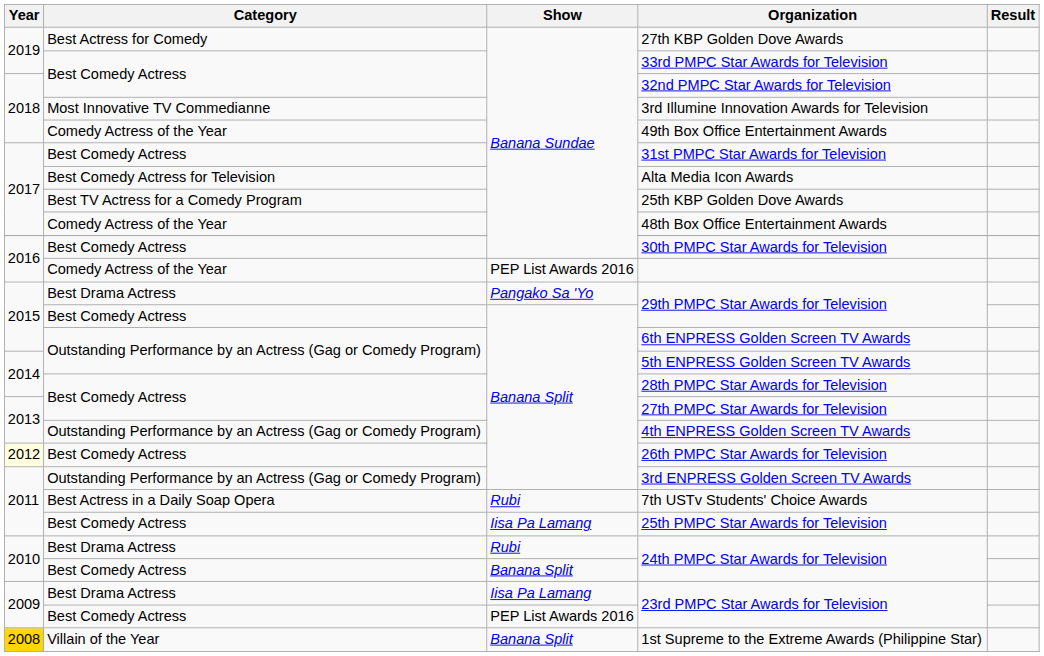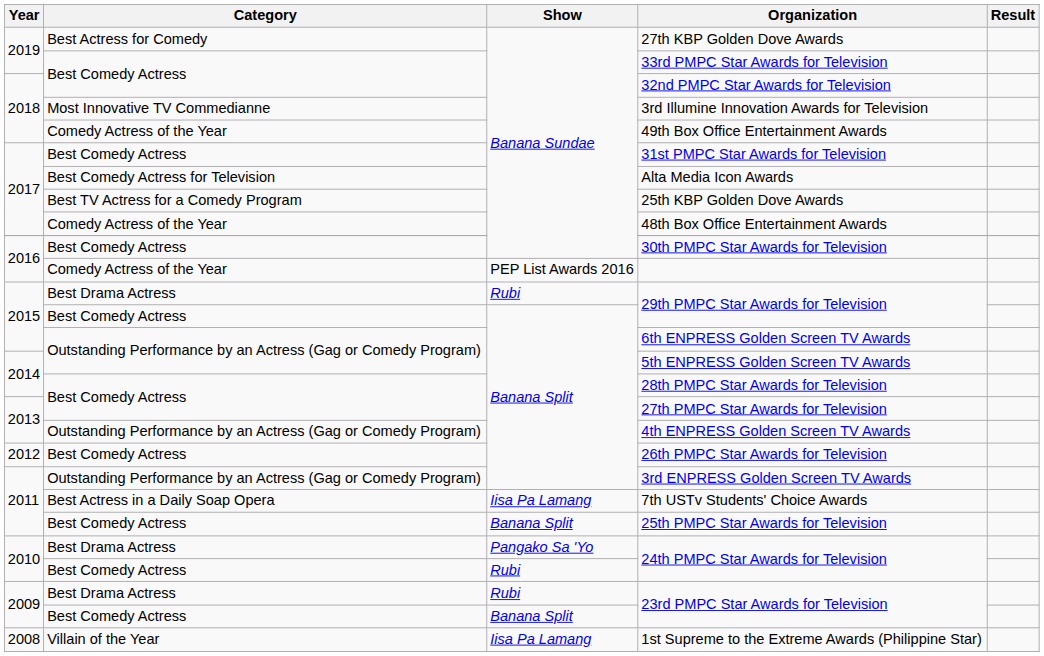(542, 293) Pangako Sa 'Yo -> (505, 293) Rubi
(24, 454) lightyellow background -> (24, 454) no background
(505, 500) Rubi -> (541, 500) Iisa Pa Lamang
(541, 524) Iisa Pa Lamang -> (532, 524) Banana Split
(505, 547) Rubi -> (542, 547) Pangako Sa 'Yo
(532, 570) Banana Split -> (505, 570) Rubi
(541, 593) Iisa Pa Lamang -> (505, 593) Rubi
(562, 616) PEP List Awards 2016 -> (532, 616) Banana Split
(24, 639) gold background -> (24, 639) no background
(532, 639) Banana Split -> (541, 639) Iisa Pa Lamang
